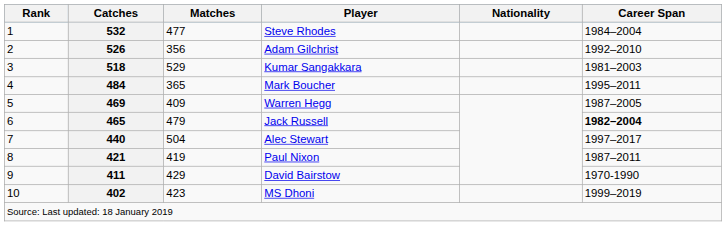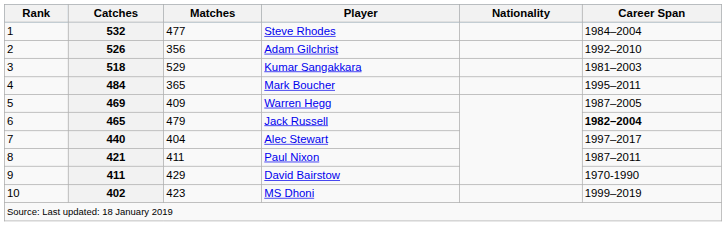(176, 139) 504 -> (176, 139) 404
(176, 157) 419 -> (175, 157) 411
